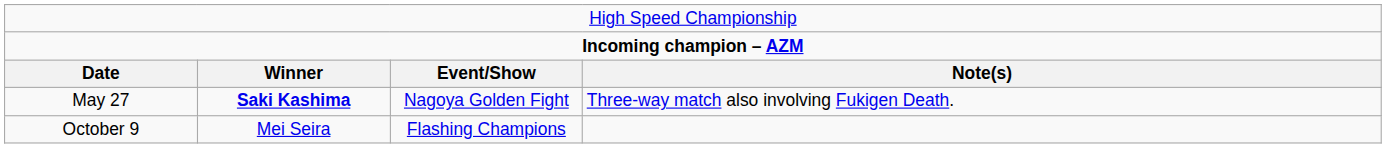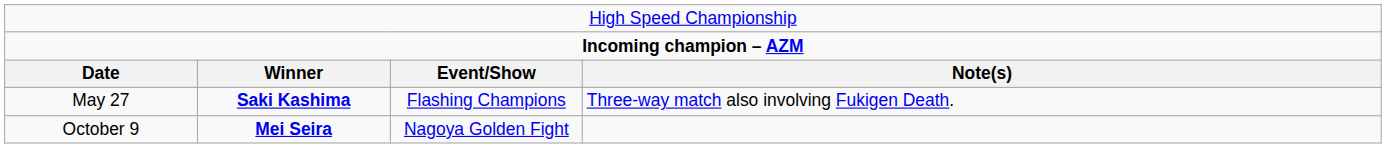(486, 101) Nagoya Golden Fight -> (486, 101) Flashing Champions
(294, 128) normal -> (294, 128) bold
(486, 128) Flashing Champions -> (486, 128) Nagoya Golden Fight
